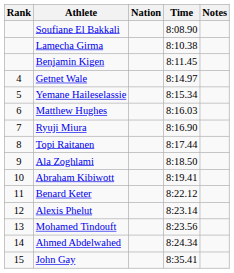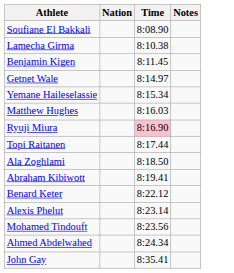- column: (19, 12)
(182, 128) no background -> (153, 128) pink background
